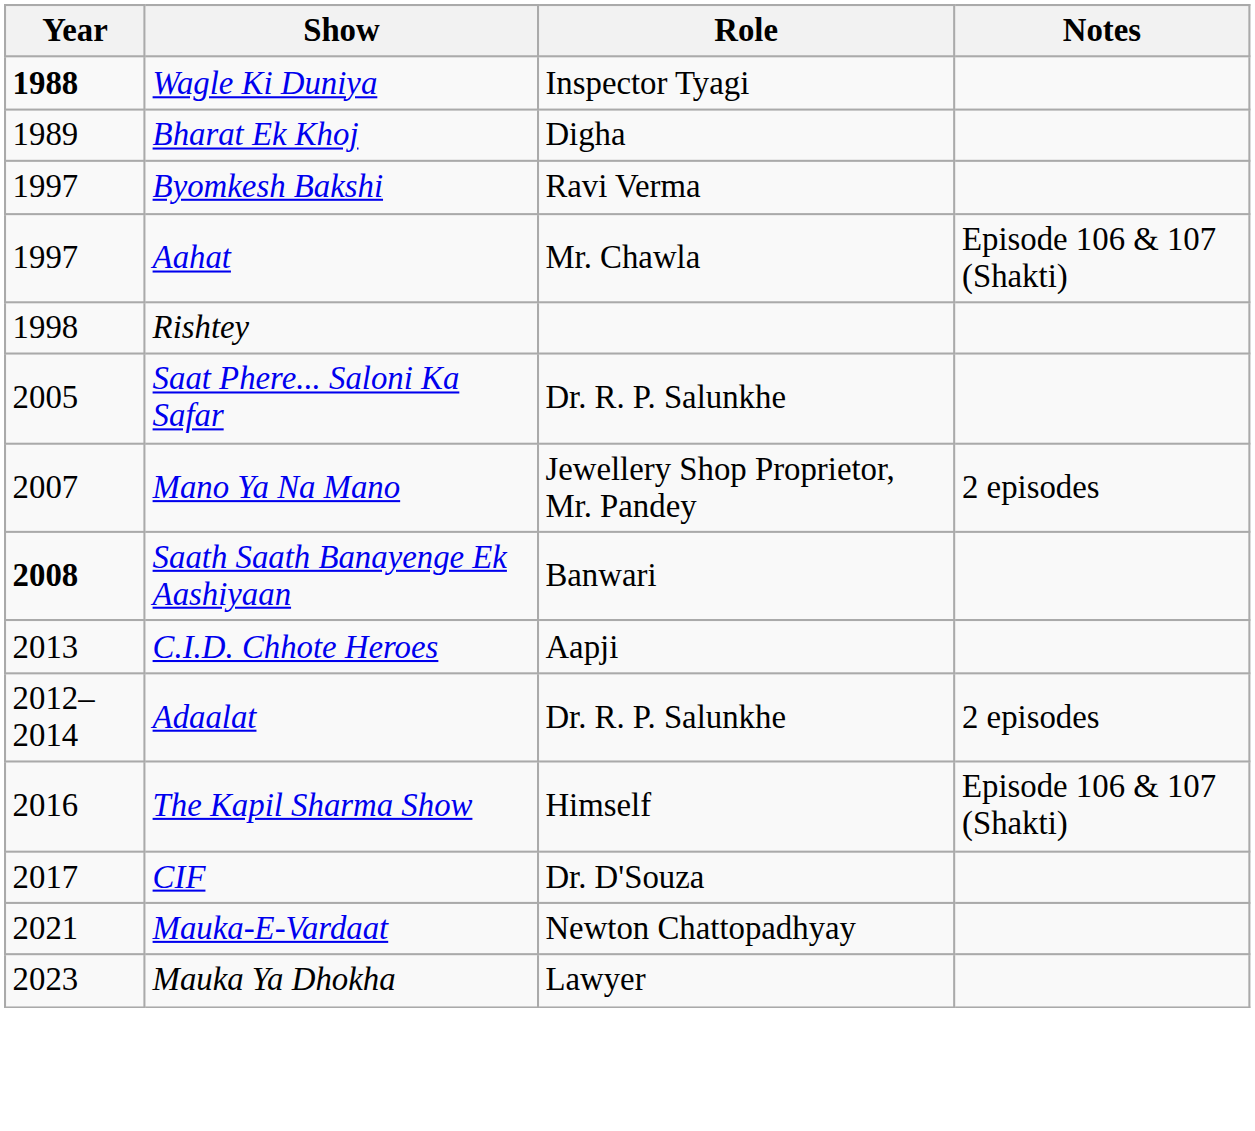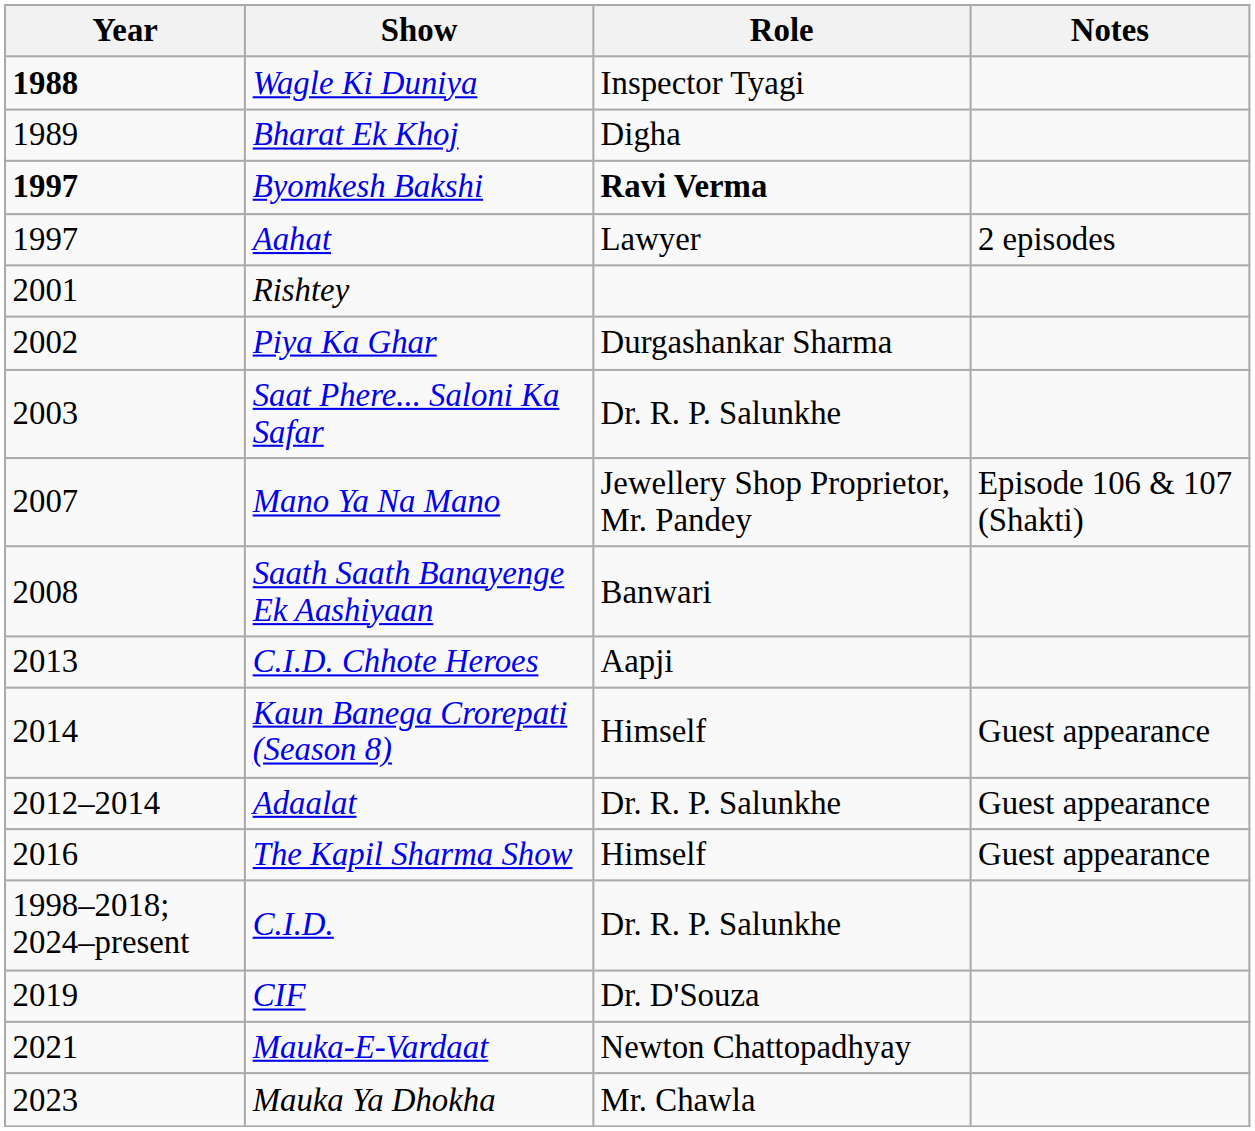(45, 186) normal -> (45, 186) bold
(623, 186) normal -> (684, 186) bold
(623, 257) Mr. Chawla -> (651, 238) Lawyer
(1089, 257) Episode 106 & 107 (Shakti) -> (1047, 238) 2 episodes
(45, 327) 1998 -> (45, 290) 2001
+ row: (345, 342)
(45, 397) 2005 -> (45, 413) 2003
(1031, 486) 2 episodes -> (1105, 502) Episode 106 & 107 (Shakti)
(45, 575) bold -> (45, 590) normal
+ row: (410, 731)
(1031, 716) 2 episodes -> (1094, 802) Guest appearance
(1089, 805) Episode 106 & 107 (Shakti) -> (1094, 854) Guest appearance
+ row: (293, 924)
(45, 876) 2017 -> (45, 995) 2019
(595, 980) Lawyer -> (678, 1099) Mr. Chawla
